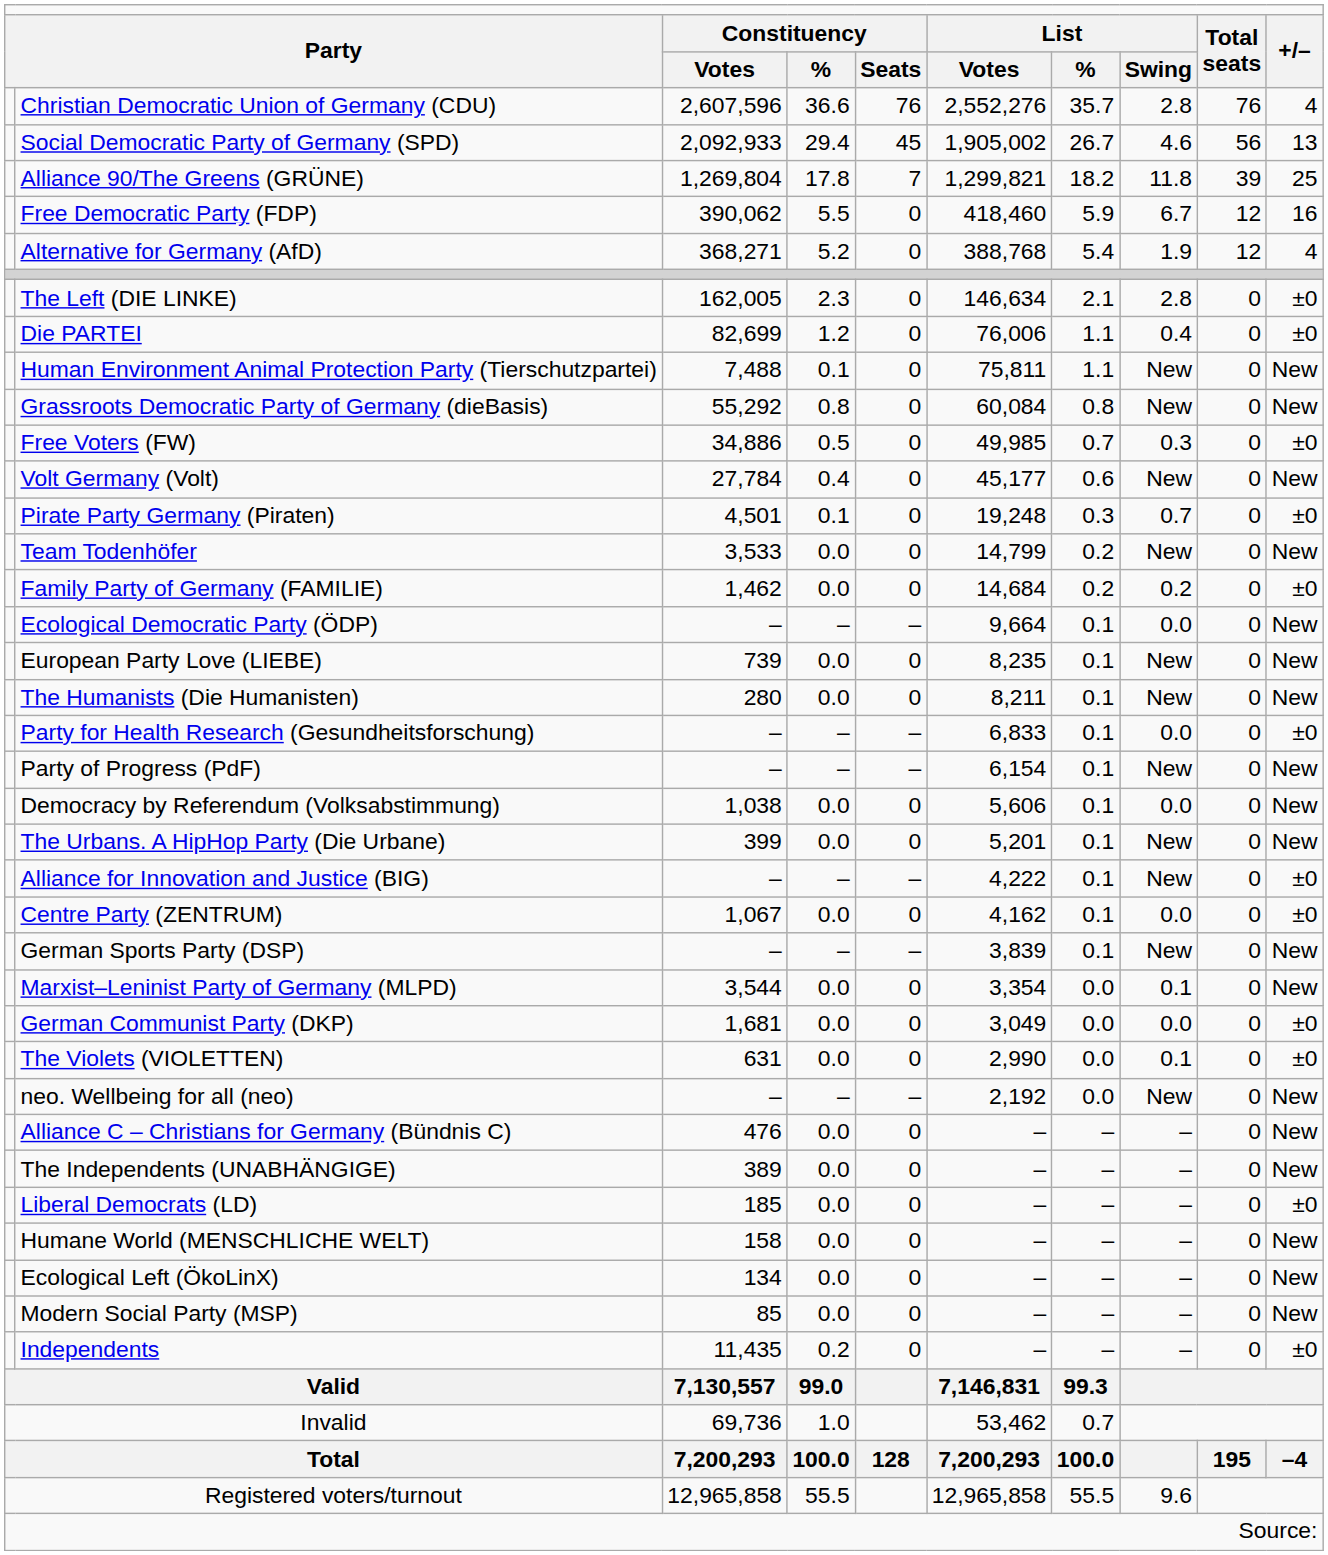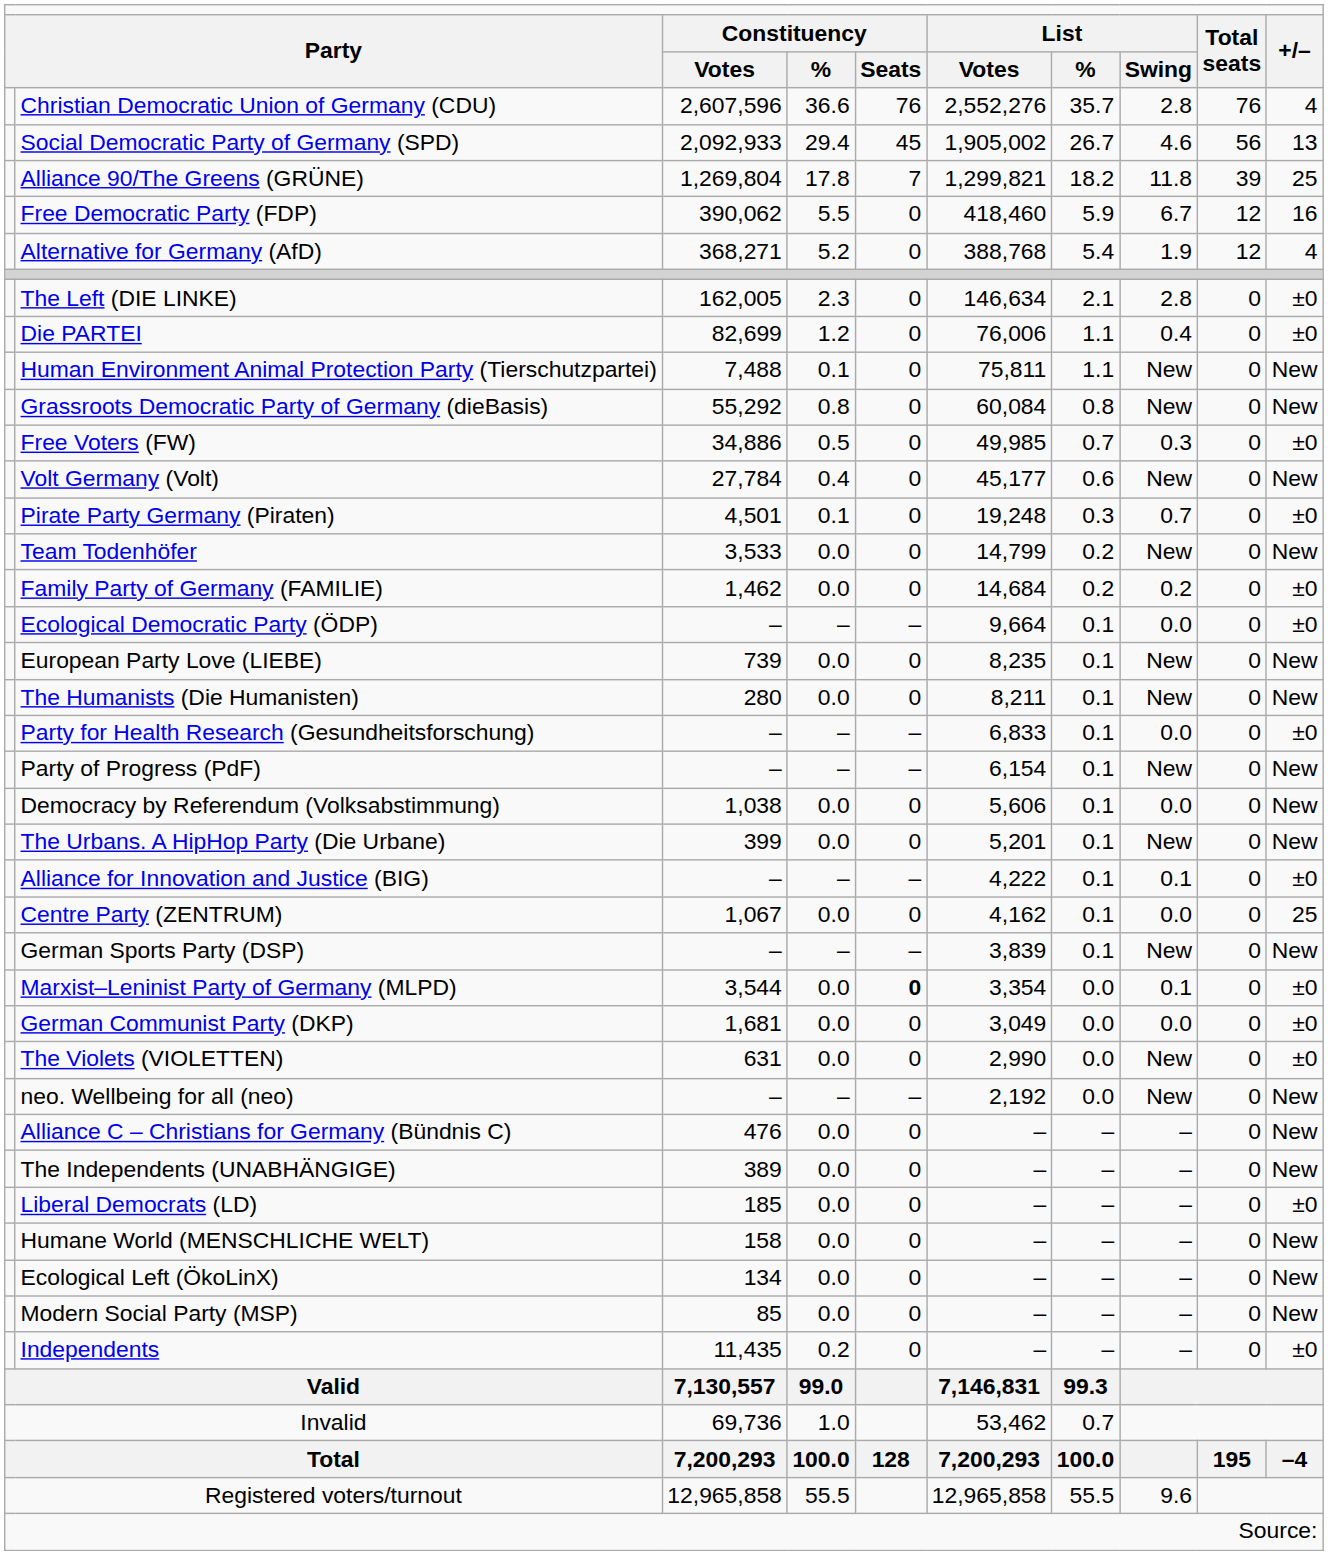(1295, 624) New -> (1305, 624) ±0
(1169, 878) New -> (1176, 878) 0.1
(1305, 914) ±0 -> (1305, 914) 25
(915, 987) normal -> (915, 987) bold
(1295, 987) New -> (1305, 987) ±0
(1176, 1059) 0.1 -> (1169, 1059) New
